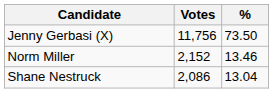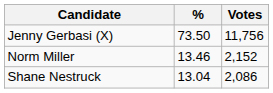columns swapped: (198, 14) <-> (245, 14)
